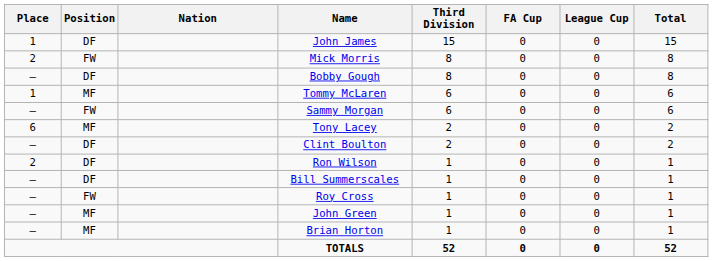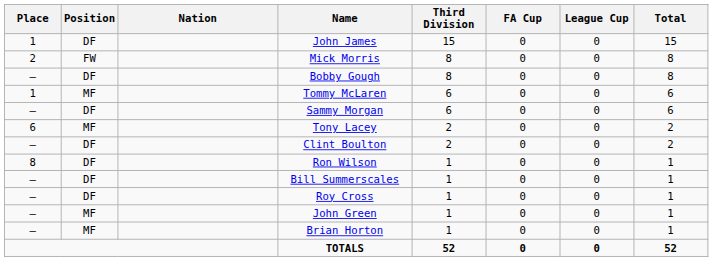(89, 111) FW -> (89, 111) DF
(33, 163) 2 -> (33, 163) 8
(89, 197) FW -> (89, 197) DF
